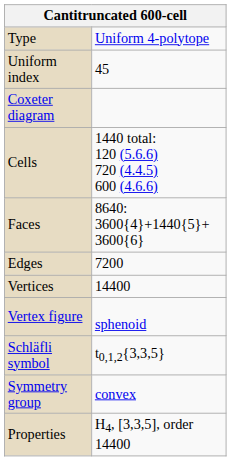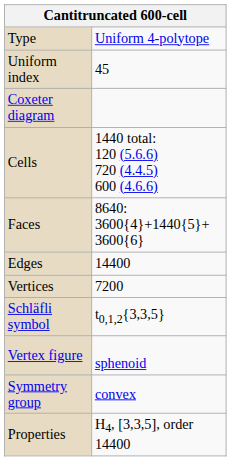(109, 263) 7200 -> (113, 263) 14400
(113, 286) 14400 -> (109, 286) 7200
rows swapped: (45, 316) <-> (30, 355)
